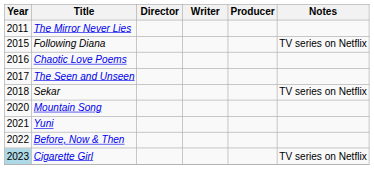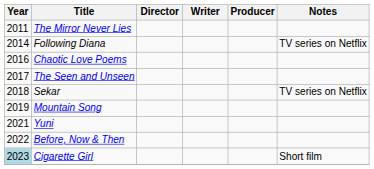(18, 44) 2015 -> (18, 44) 2014
(18, 108) 2020 -> (18, 108) 2019
(323, 156) TV series on Netflix -> (301, 156) Short film
